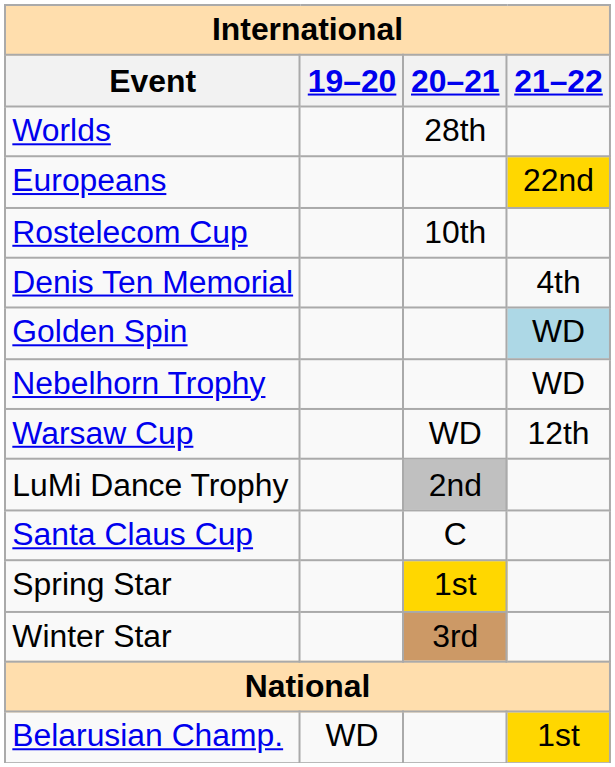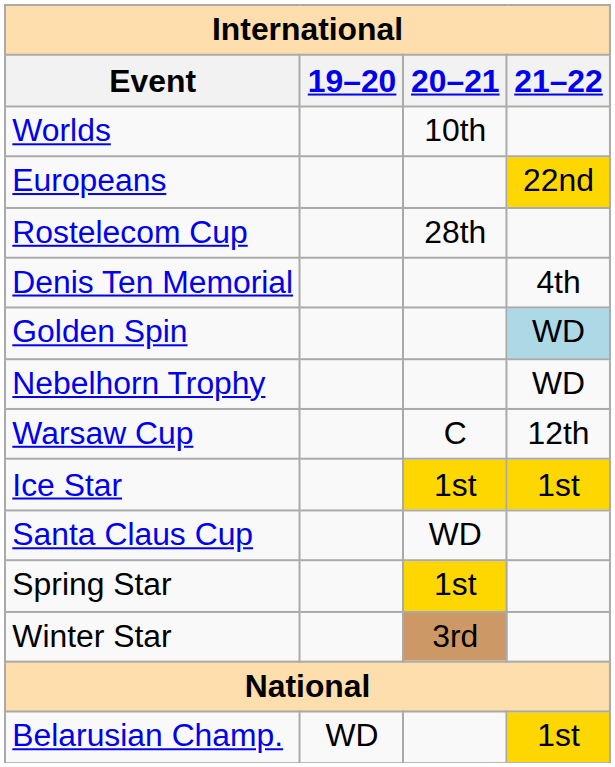(455, 130) 28th -> (455, 130) 10th
(455, 231) 10th -> (455, 231) 28th
(455, 433) WD -> (455, 433) C
+ row: (67, 484)
- row: (150, 484)
(455, 534) C -> (455, 534) WD
